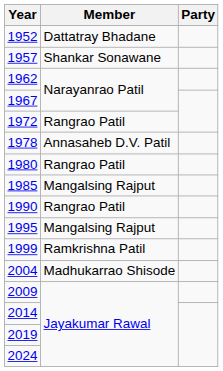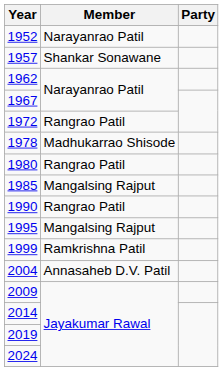(100, 36) Dattatray Bhadane -> (94, 36) Narayanrao Patil
(107, 143) Annasaheb D.V. Patil -> (109, 143) Madhukarrao Shisode
(109, 270) Madhukarrao Shisode -> (107, 270) Annasaheb D.V. Patil
